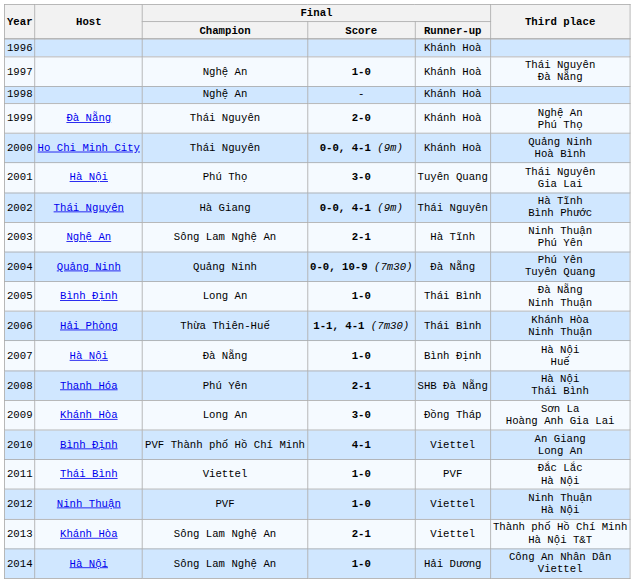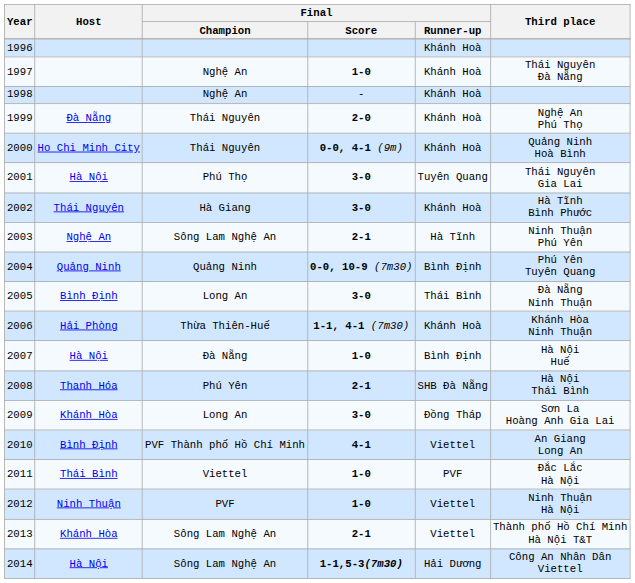(361, 207) 0-0, 4-1 (9m) -> (361, 207) 3-0
(453, 207) Thái Nguyên -> (453, 207) Khánh Hoà
(453, 267) Đà Nẵng -> (453, 267) Bình Định
(361, 296) 1-0 -> (361, 296) 3-0
(453, 326) Thái Bình -> (453, 326) Khánh Hoà
(361, 564) 1-0 -> (361, 564) 1-1,5-3(7m30)
